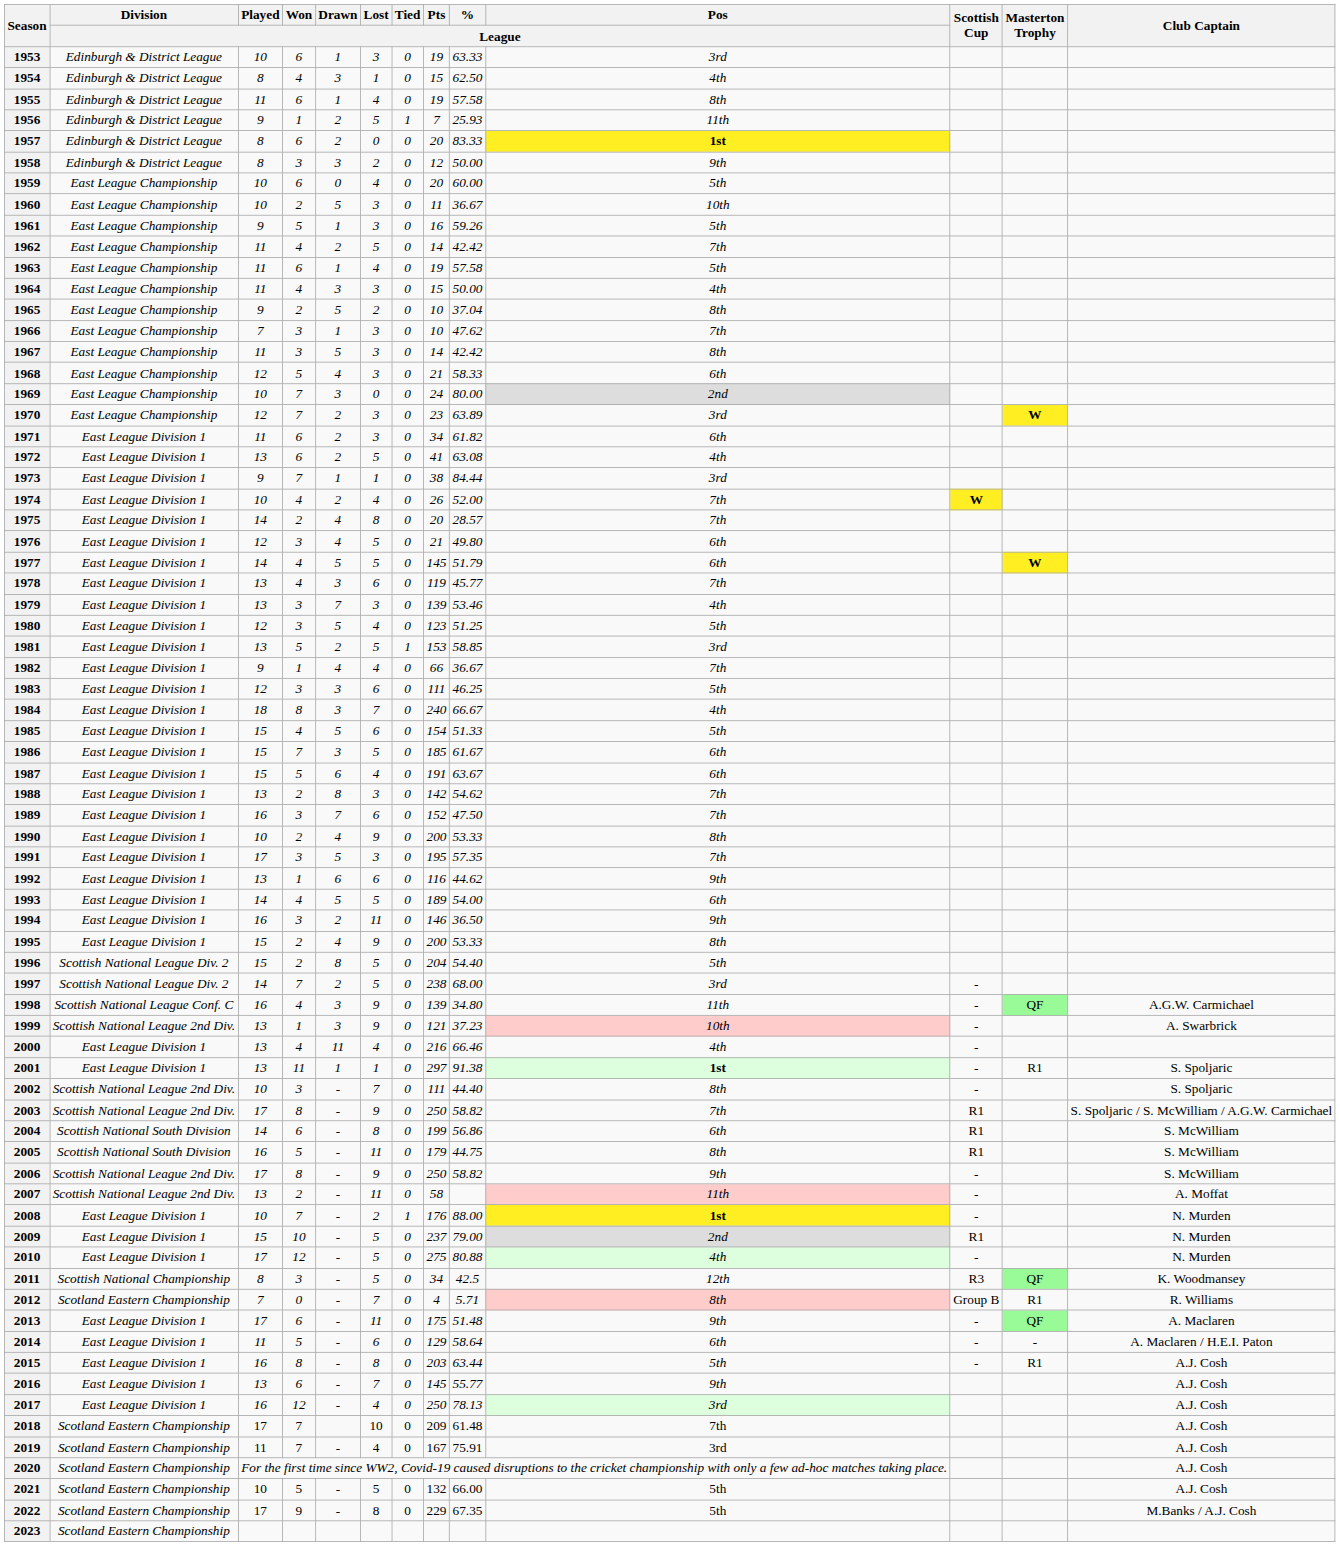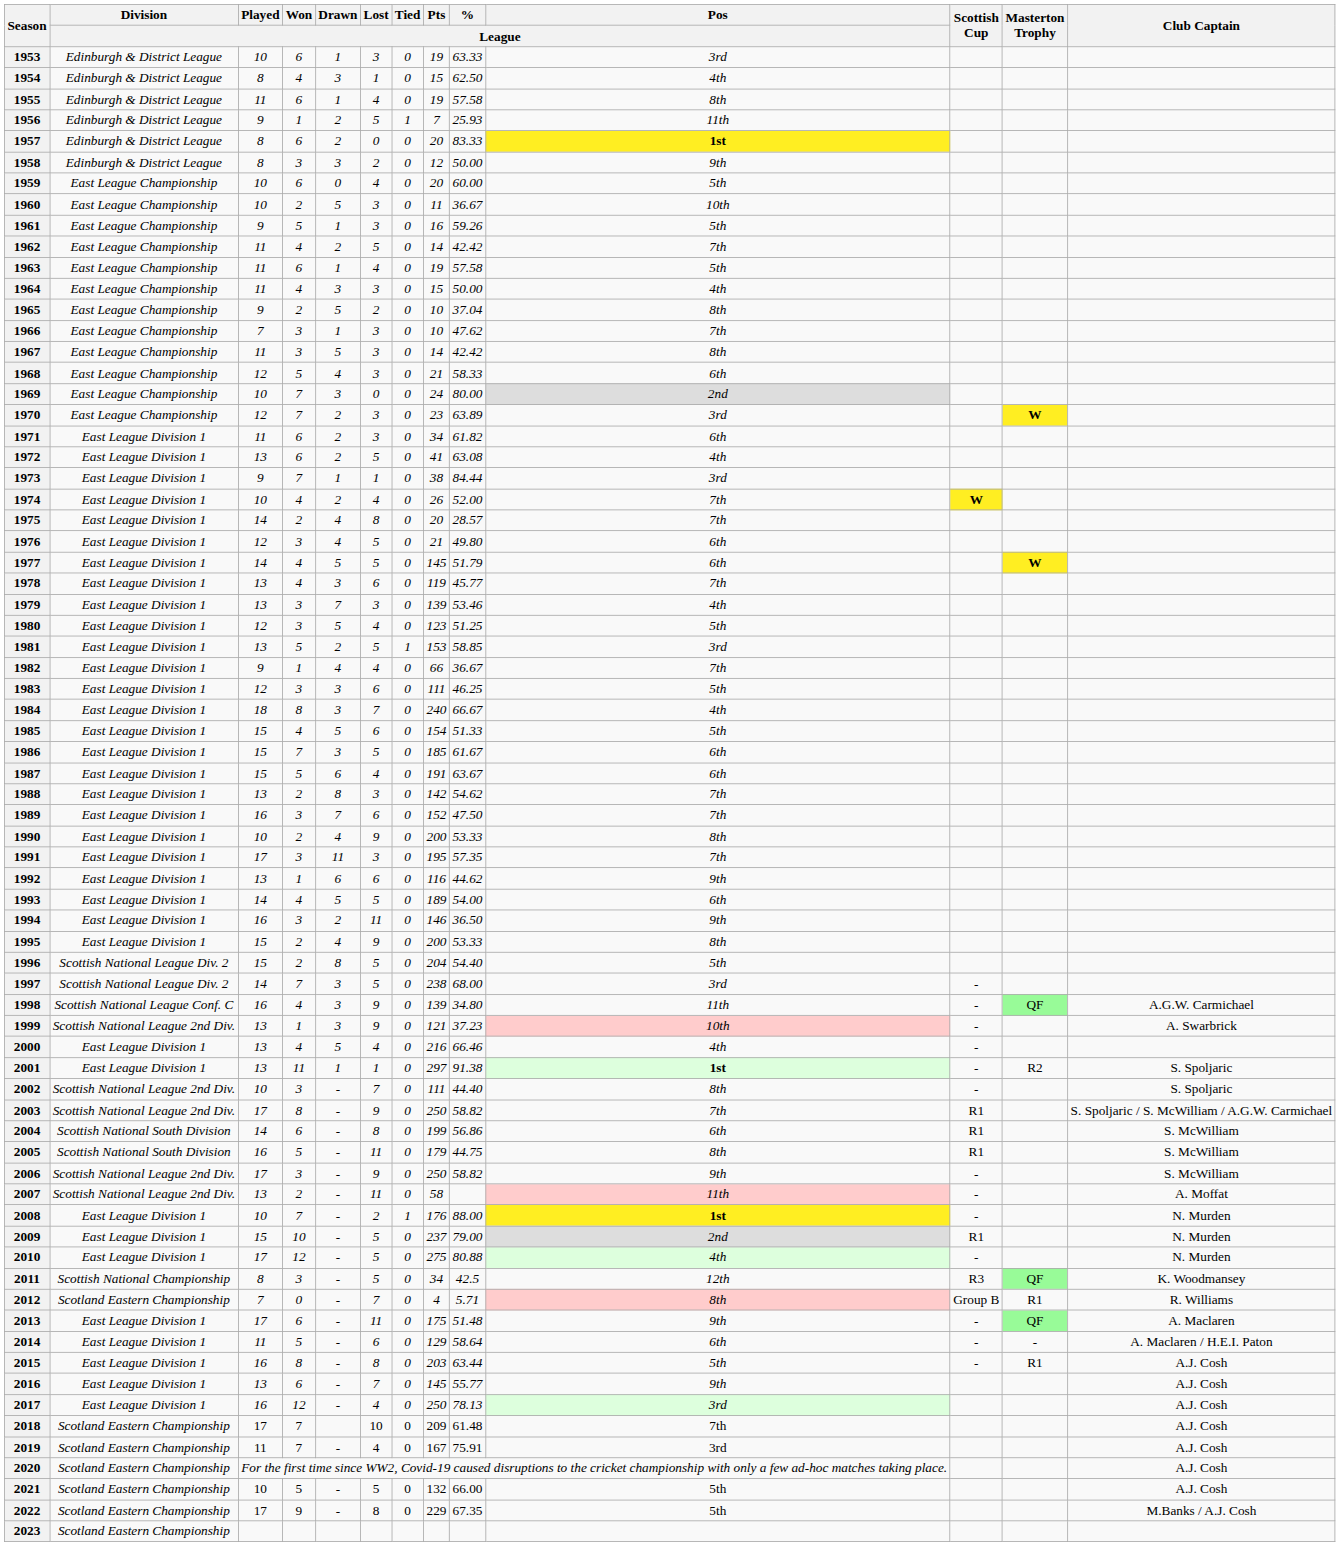(338, 857) 5 -> (338, 857) 11
(338, 983) 2 -> (338, 983) 3
(338, 1047) 11 -> (338, 1047) 5
(1035, 1068) R1 -> (1035, 1068) R2
(299, 1173) 8 -> (299, 1173) 3
